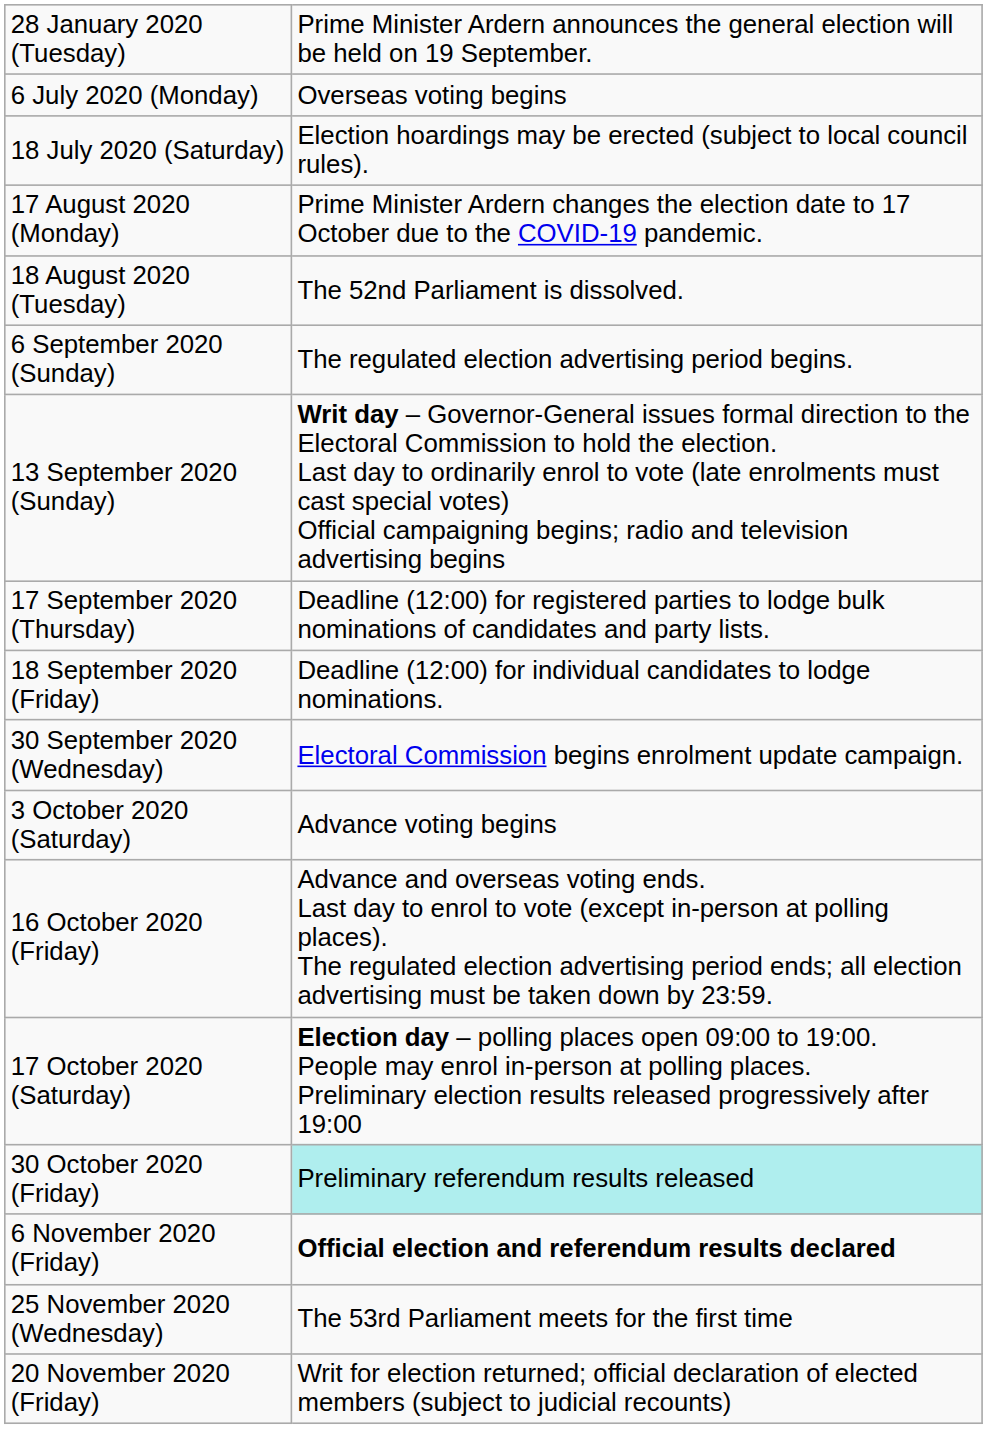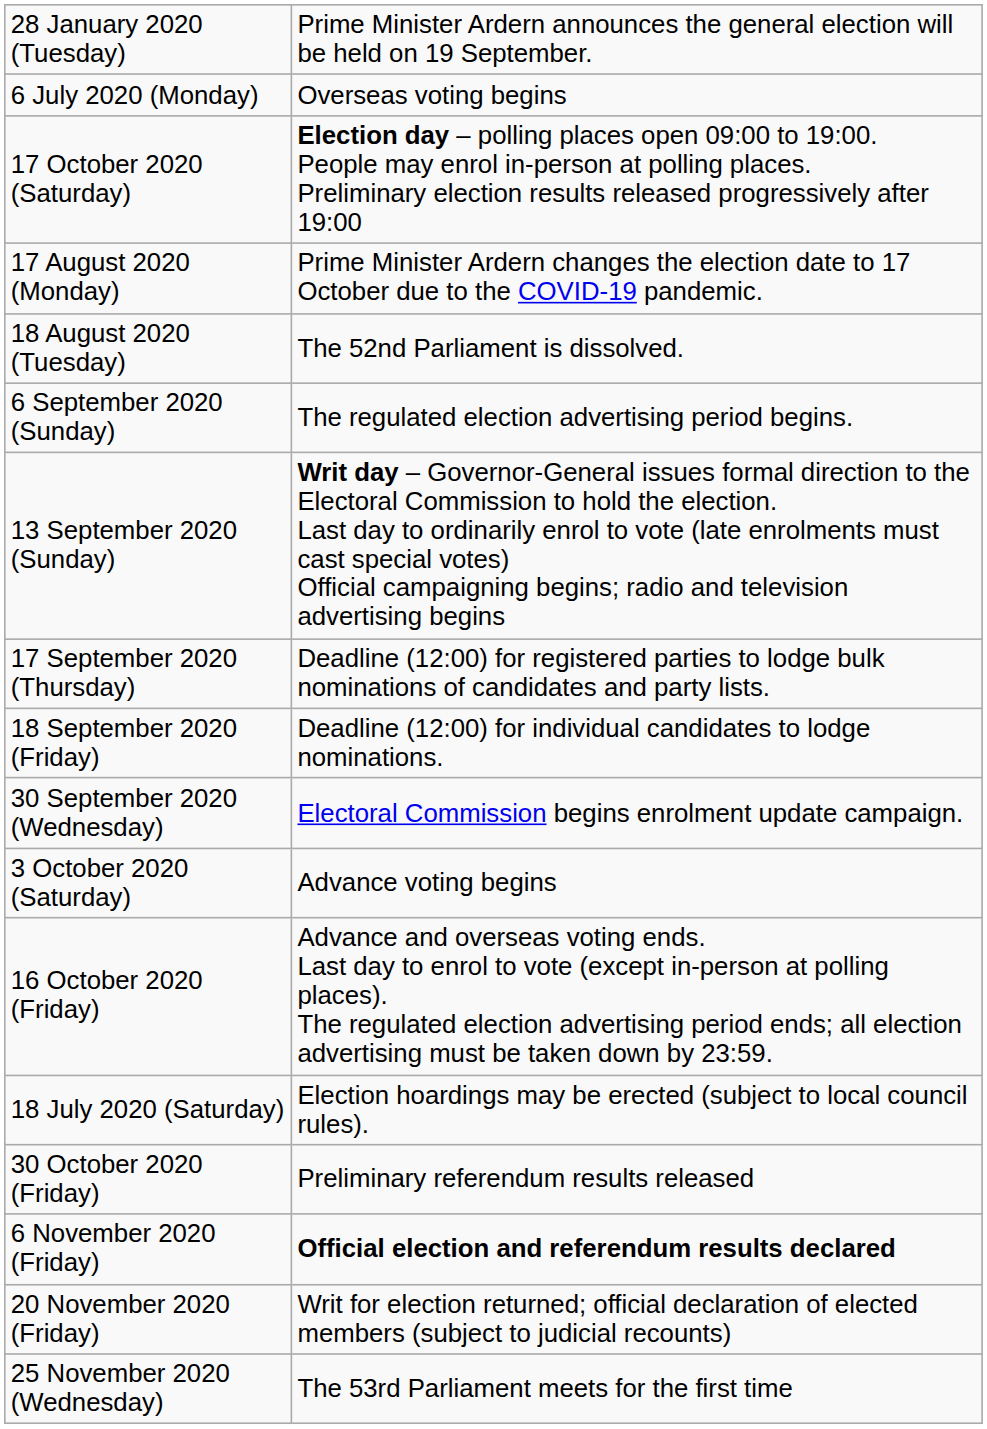rows swapped: (147, 150) <-> (107, 1080)
(526, 1179) paleturquoise background -> (526, 1179) no background
rows swapped: (120, 1388) <-> (120, 1318)
